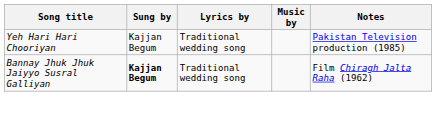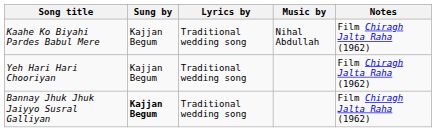+ row: (53, 37)
(365, 42) Pakistan Television production (1985) -> (370, 73) Film Chiragh Jalta Raha (1962)
